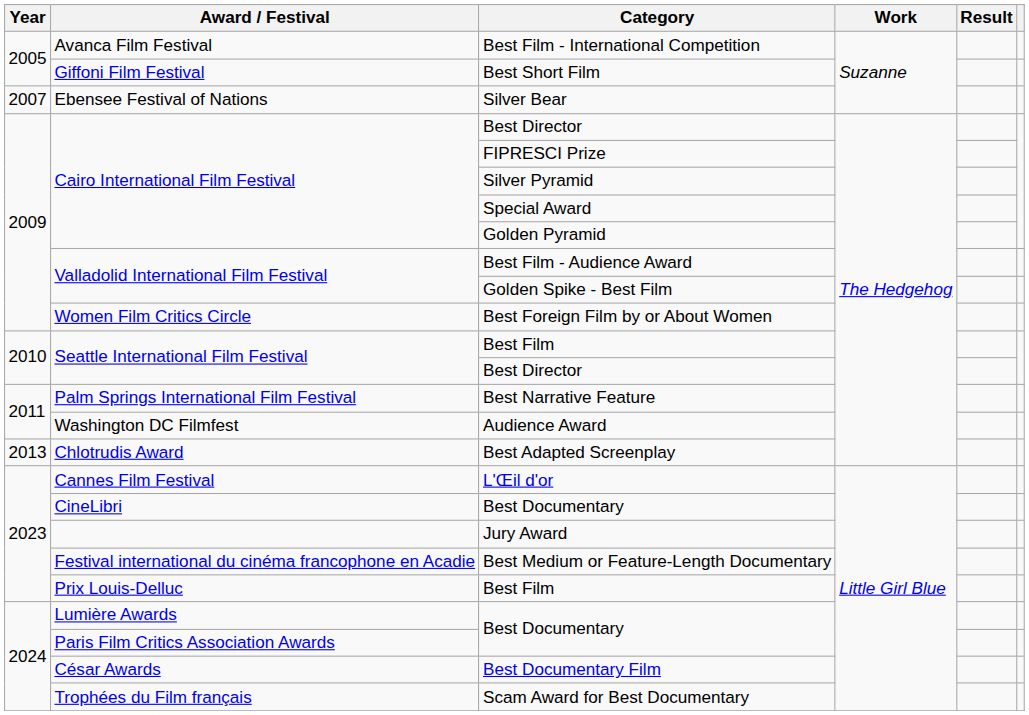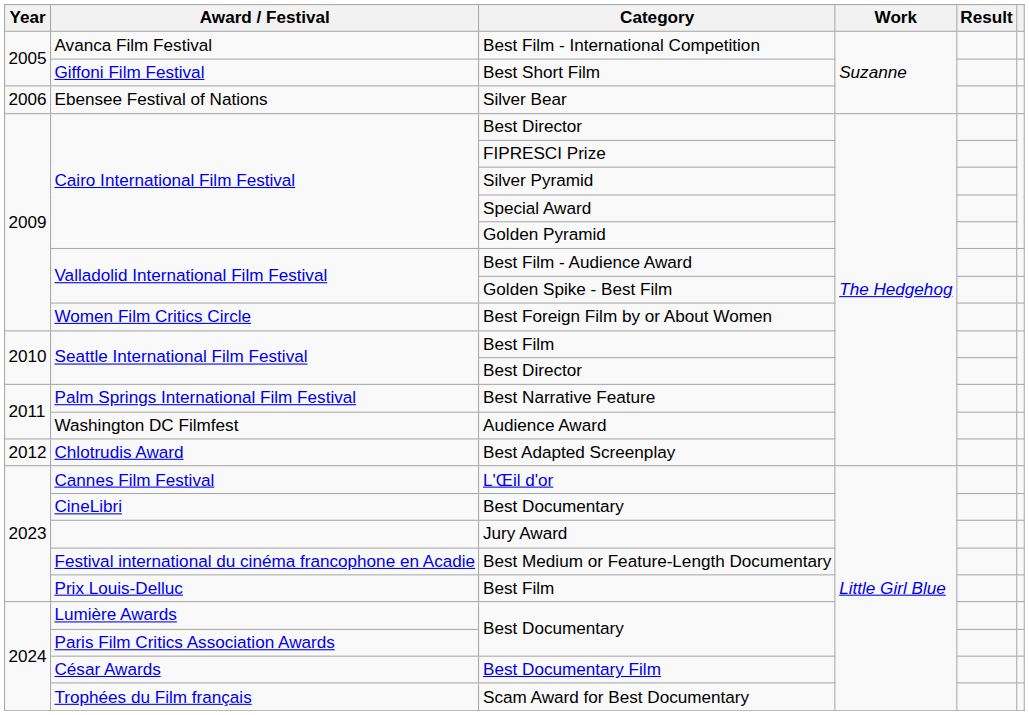(28, 99) 2007 -> (28, 99) 2006
(28, 452) 2013 -> (28, 452) 2012
